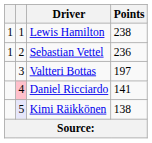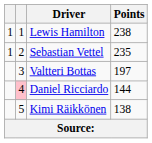(122, 51) 236 -> (122, 51) 235
(122, 89) 141 -> (122, 89) 144
(21, 108) lavender background -> (21, 108) no background
